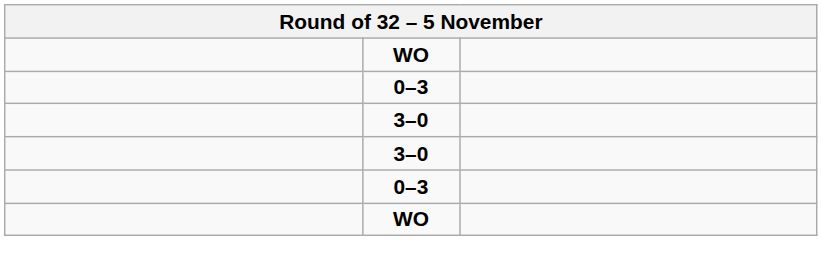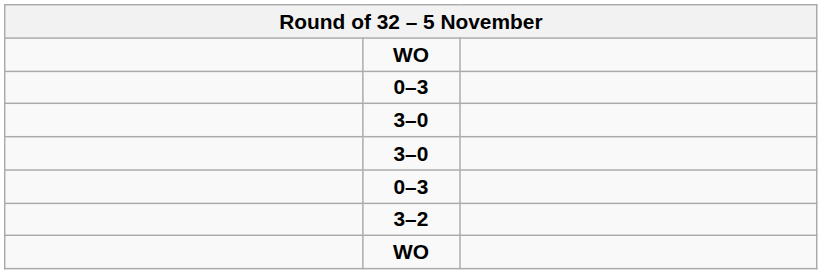+ row: (184, 220)
